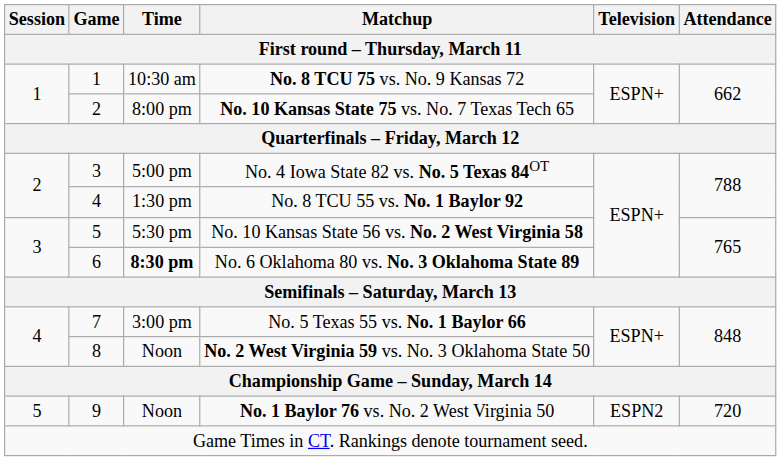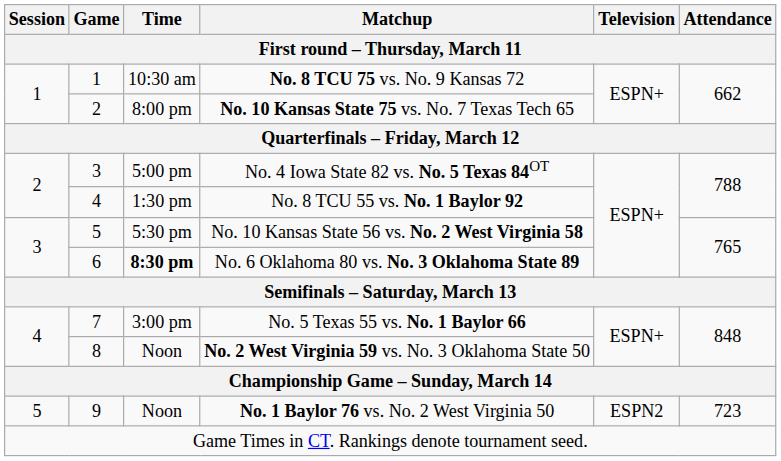(728, 410) 720 -> (728, 410) 723
